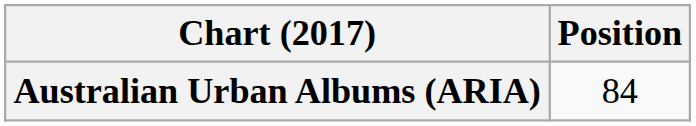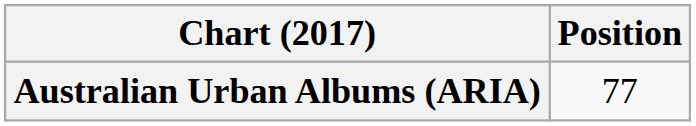(620, 90) 84 -> (620, 90) 77
